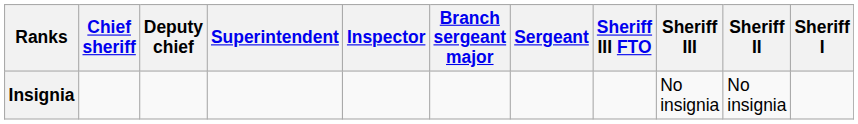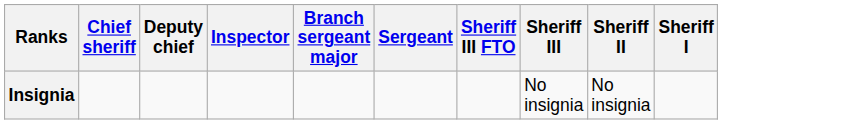- column: (275, 37)
